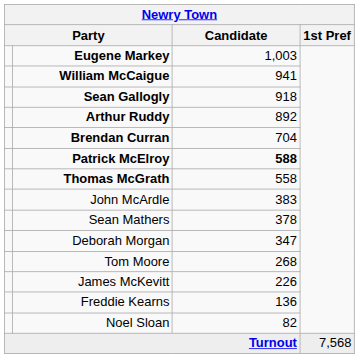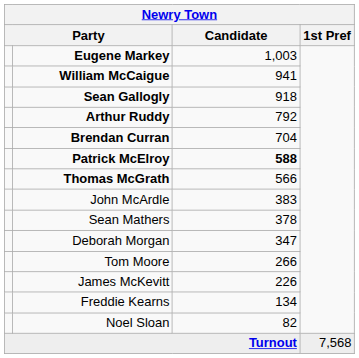(286, 117) 892 -> (286, 117) 792
(286, 179) 558 -> (286, 179) 566
(286, 261) 268 -> (286, 261) 266
(286, 302) 136 -> (286, 302) 134
